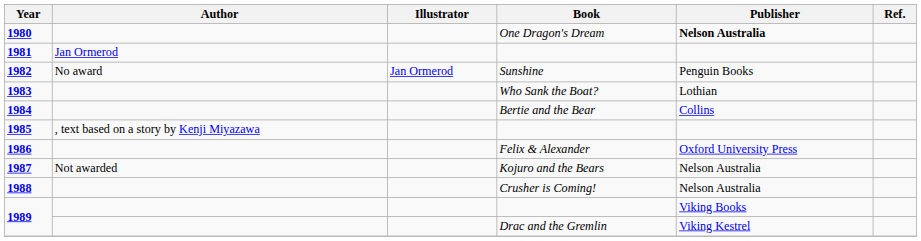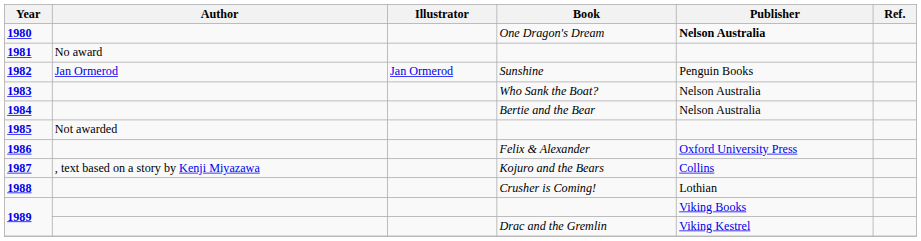(86, 52) Jan Ormerod -> (79, 52) No award
(79, 71) No award -> (86, 71) Jan Ormerod
(698, 91) Lothian -> (720, 91) Nelson Australia
(697, 110) Collins -> (720, 110) Nelson Australia
(157, 129) , text based on a story by Kenji Miyazawa -> (86, 129) Not awarded
(86, 168) Not awarded -> (157, 168) , text based on a story by Kenji Miyazawa
(720, 168) Nelson Australia -> (697, 168) Collins
(720, 187) Nelson Australia -> (698, 187) Lothian
